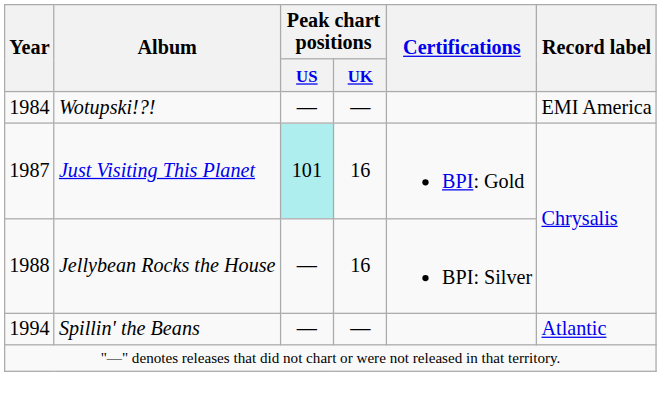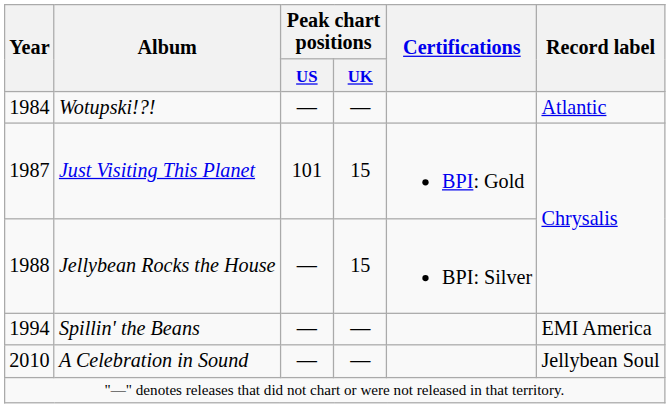(597, 107) EMI America -> (574, 107) Atlantic
(307, 170) paleturquoise background -> (307, 170) no background
(360, 170) 16 -> (360, 170) 15
(360, 265) 16 -> (360, 265) 15
(574, 329) Atlantic -> (597, 329) EMI America
+ row: (154, 361)
